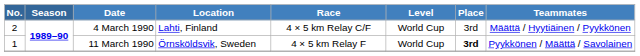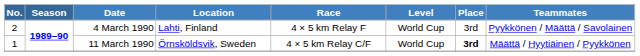(329, 28) 4 × 5 km Relay C/F -> (329, 28) 4 × 5 km Relay F
(560, 28) Määttä / Hyytiäinen / Pyykkönen -> (560, 28) Pyykkönen / Määttä / Savolainen
(329, 44) 4 × 5 km Relay F -> (329, 44) 4 × 5 km Relay C/F
(560, 44) Pyykkönen / Määttä / Savolainen -> (560, 44) Määttä / Hyytiäinen / Pyykkönen
